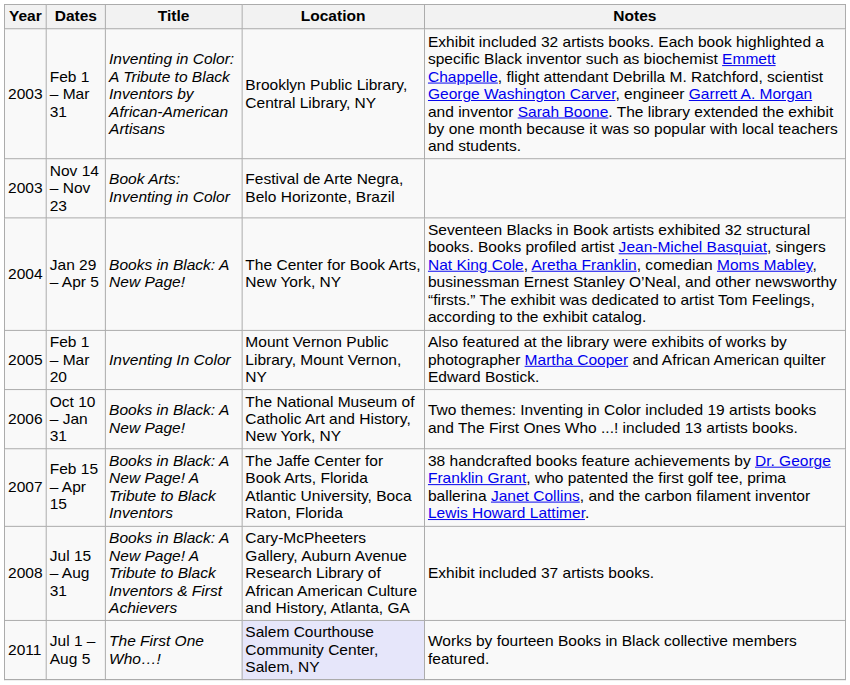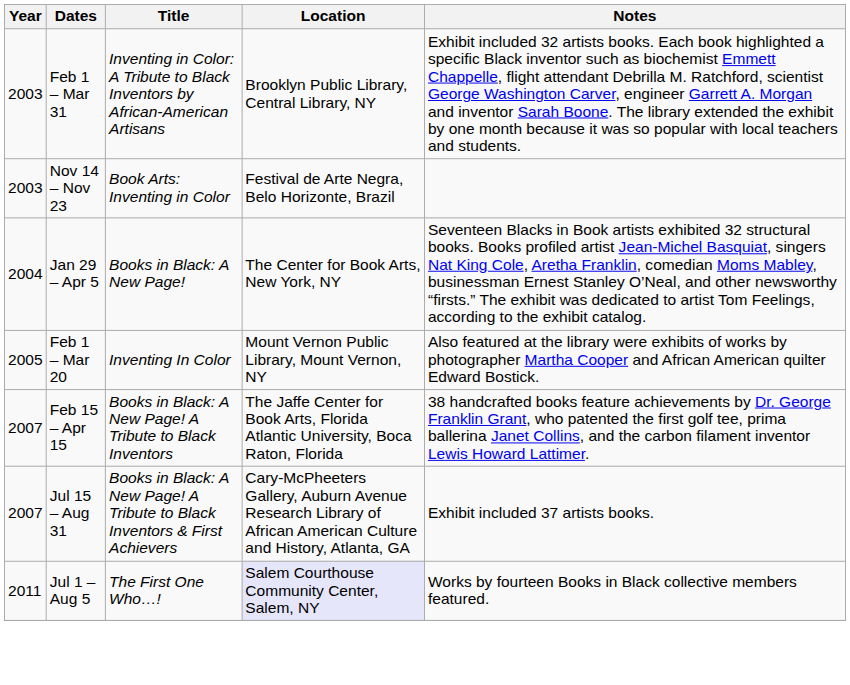- row: (73, 419)
(25, 573) 2008 -> (25, 513) 2007
